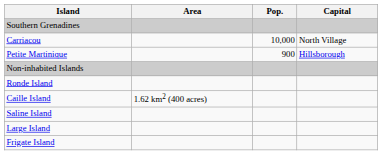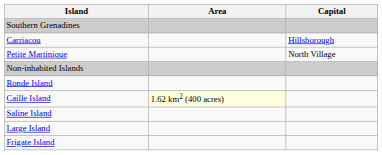- column: (275, 11)
(323, 40) North Village -> (311, 40) Hillsborough
(322, 54) Hillsborough -> (312, 54) North Village
(170, 98) no background -> (187, 98) lightyellow background
